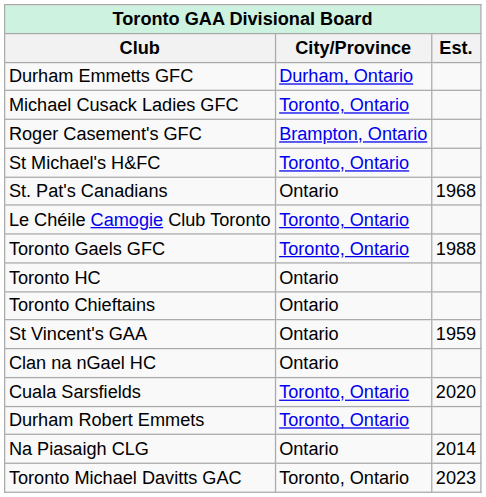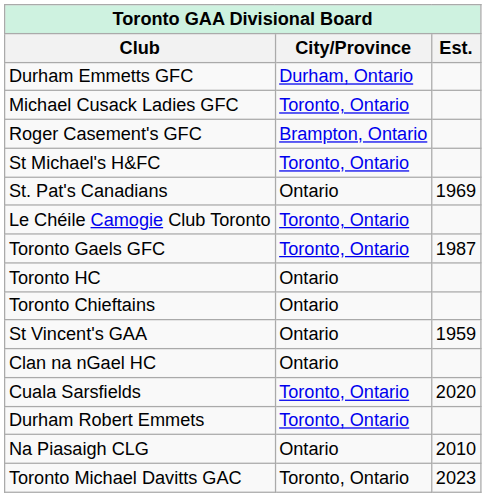(456, 191) 1968 -> (456, 191) 1969
(456, 249) 1988 -> (456, 249) 1987
(456, 449) 2014 -> (456, 449) 2010
